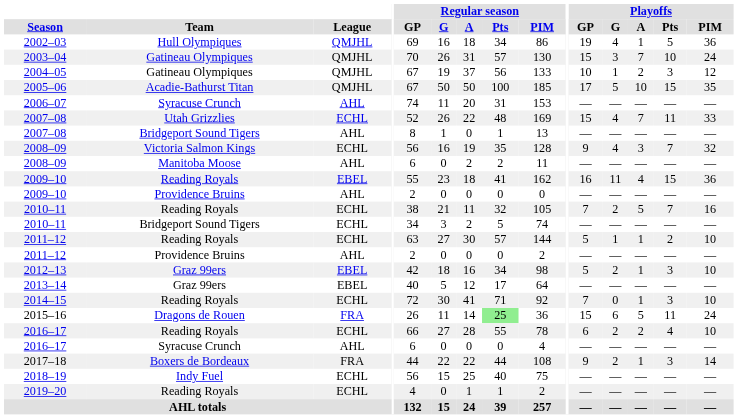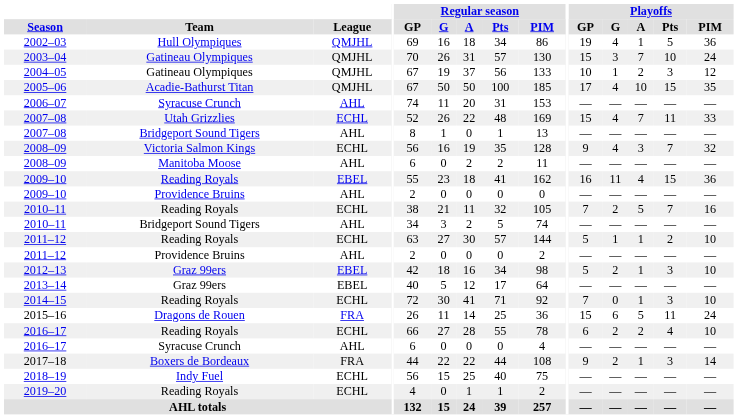(615, 87) 5 -> (615, 87) 4
(352, 224) ECHL -> (352, 224) AHL
(500, 315) lightgreen background -> (500, 315) no background
